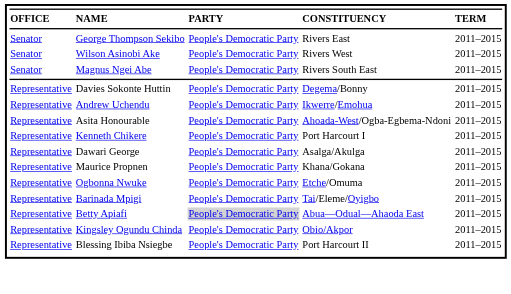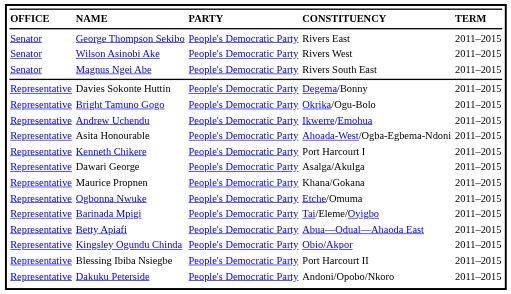+ row: (120, 104)
(244, 214) lightgrey background -> (244, 229) no background
+ row: (113, 276)
